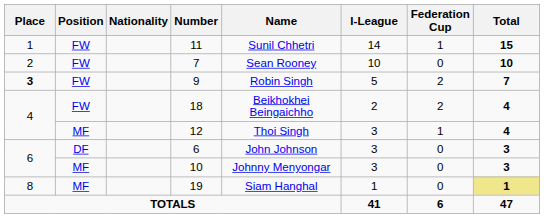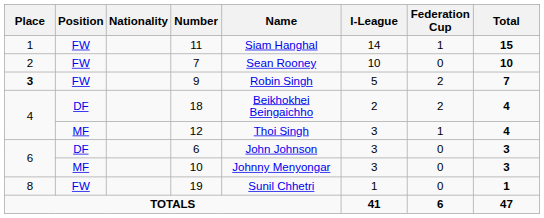(281, 45) Sunil Chhetri -> (281, 45) Siam Hanghal
(81, 106) FW -> (81, 106) DF
(81, 186) MF -> (81, 186) FW
(281, 186) Siam Hanghal -> (281, 186) Sunil Chhetri
(506, 186) khaki background -> (506, 186) no background
